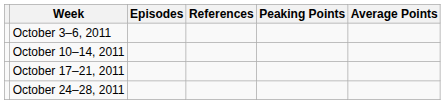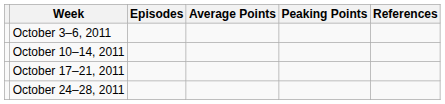columns swapped: (394, 14) <-> (221, 14)
